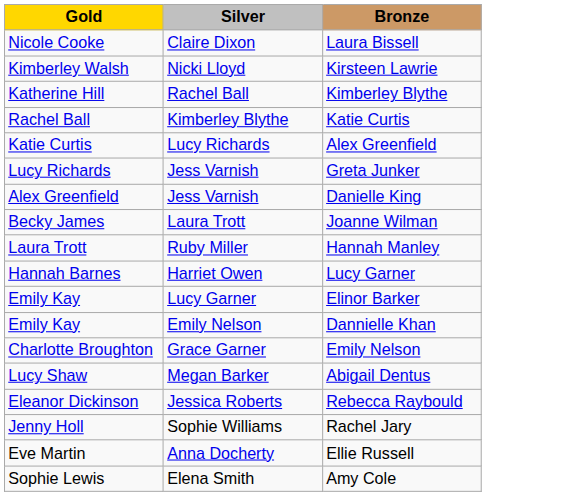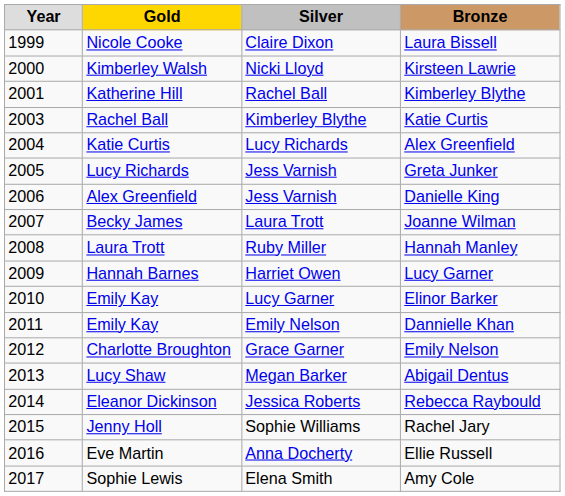+ column: (44, 17)
